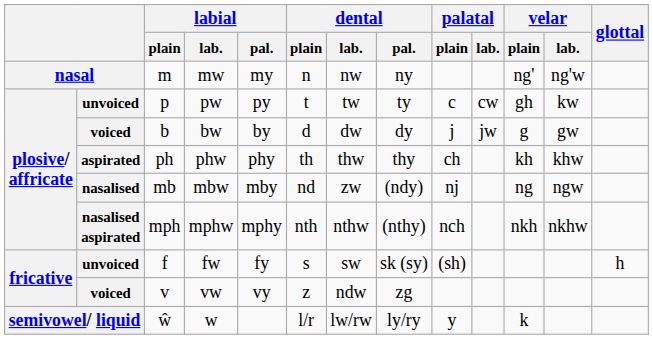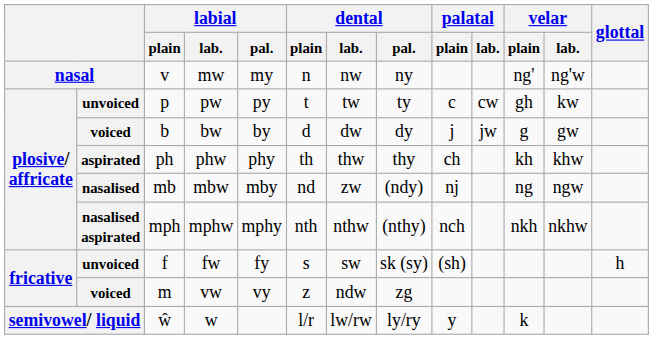(165, 74) m -> (165, 74) v
(165, 292) v -> (165, 292) m
